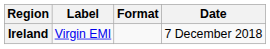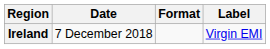columns swapped: (213, 14) <-> (83, 14)
